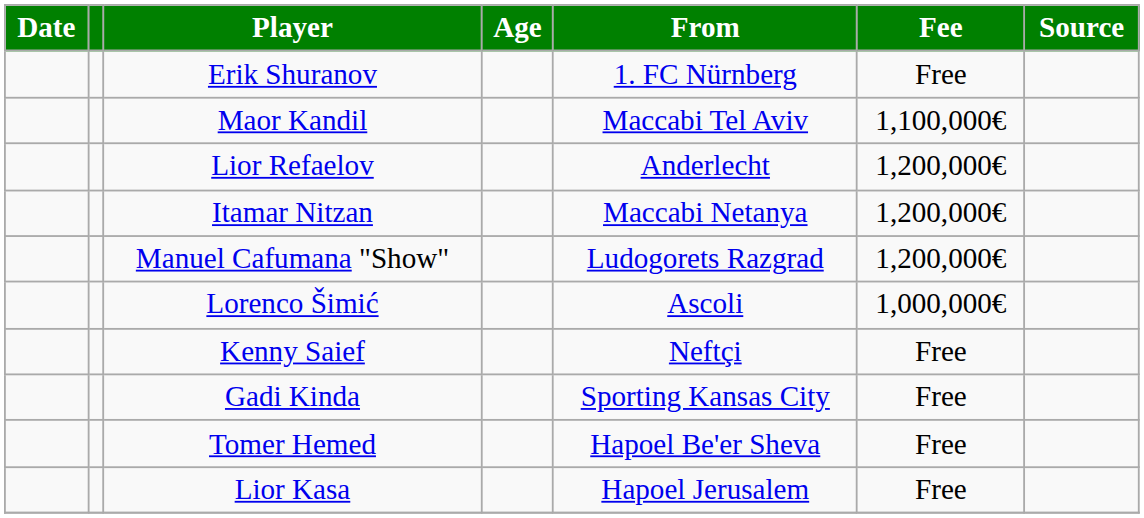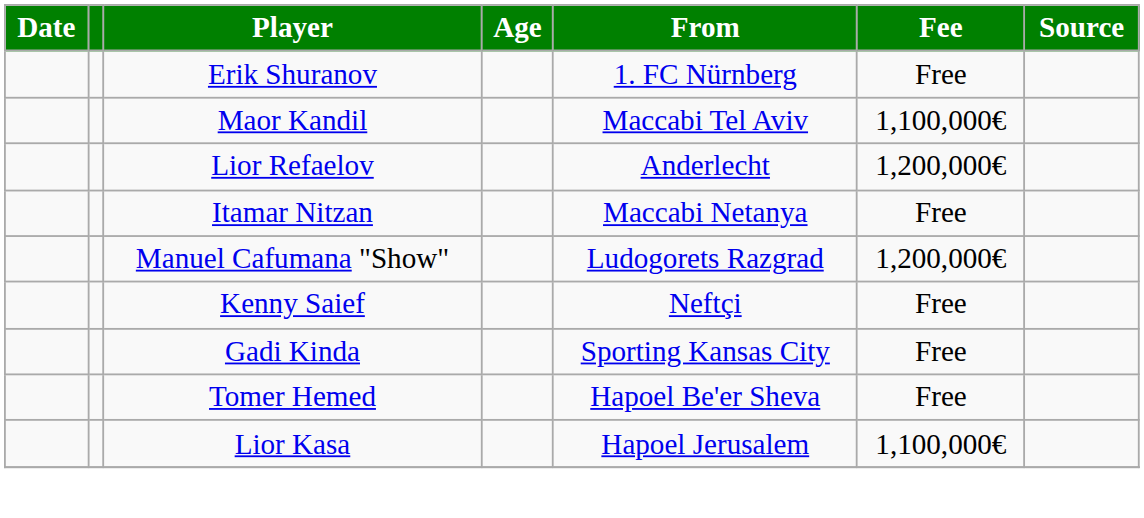(941, 212) 1,200,000€ -> (941, 212) Free
- row: (292, 304)
(941, 489) Free -> (941, 443) 1,100,000€
